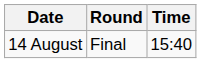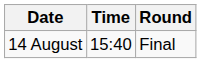columns swapped: (171, 17) <-> (116, 17)
